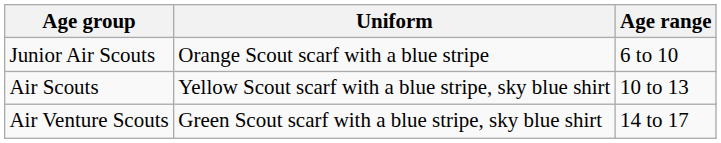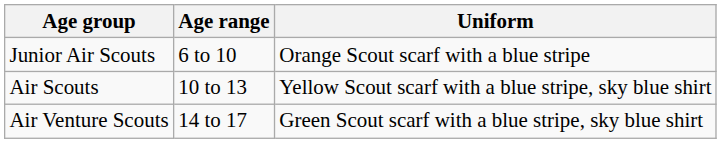columns swapped: (666, 21) <-> (394, 21)
